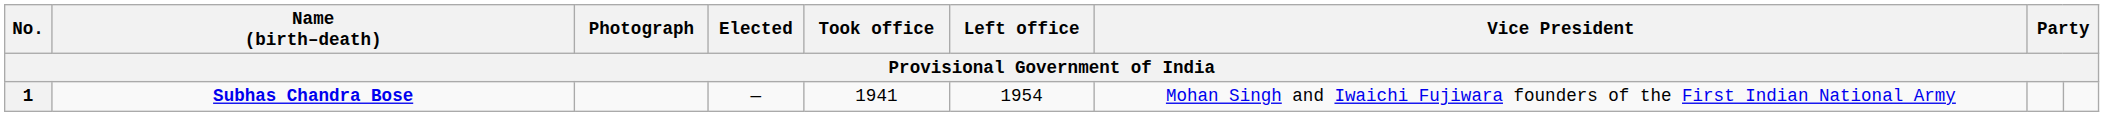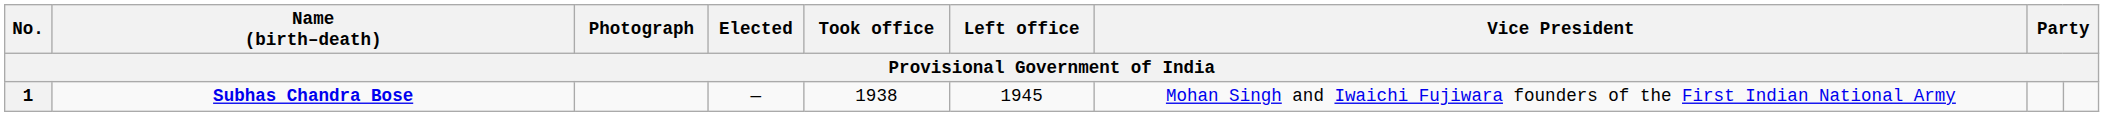(876, 96) 1941 -> (876, 96) 1938
(1022, 96) 1954 -> (1022, 96) 1945
